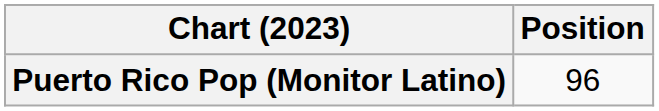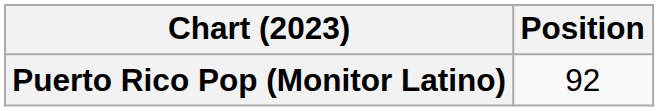(583, 79) 96 -> (583, 79) 92
